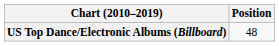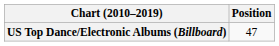(252, 31) 48 -> (252, 31) 47
